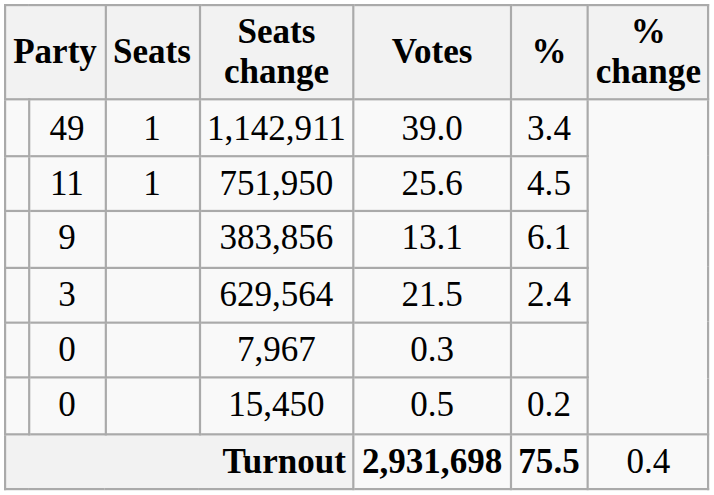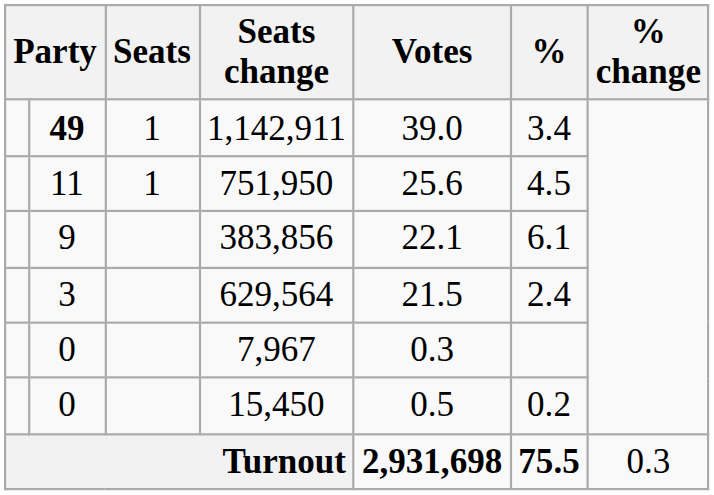(67, 127) normal -> (67, 127) bold
(432, 238) 13.1 -> (432, 238) 22.1
(648, 460) 0.4 -> (648, 460) 0.3
